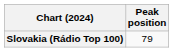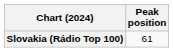(147, 39) 79 -> (147, 39) 61
